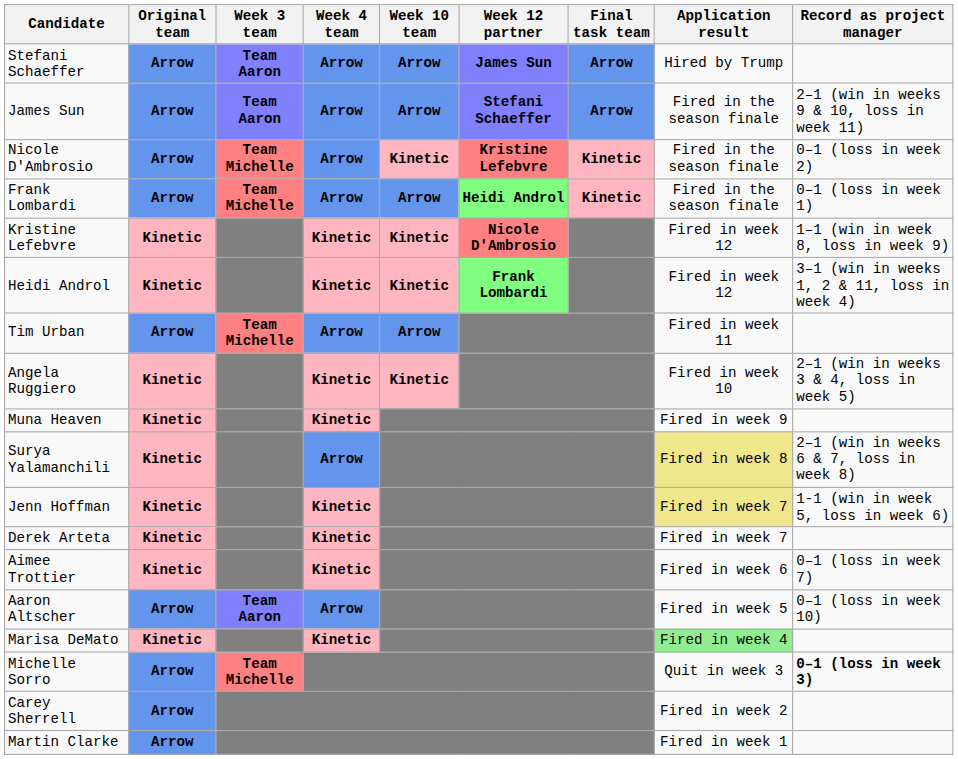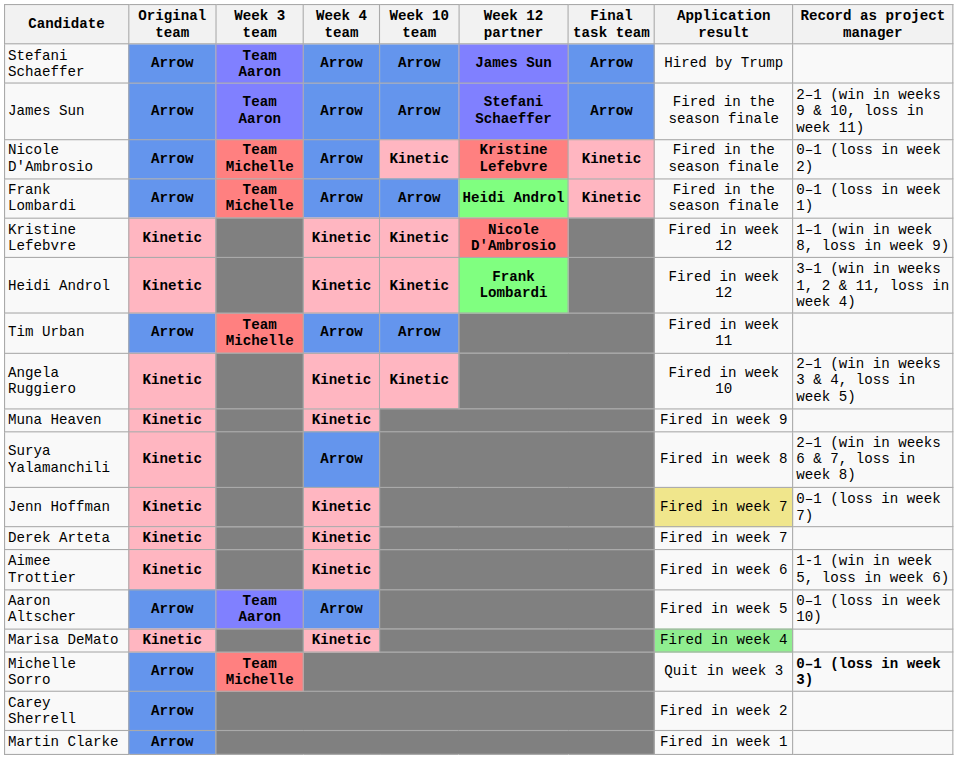(724, 460) khaki background -> (724, 460) no background
(873, 507) 1-1 (win in week 5, loss in week 6) -> (869, 507) 0–1 (loss in week 7)
(869, 570) 0–1 (loss in week 7) -> (873, 570) 1-1 (win in week 5, loss in week 6)
